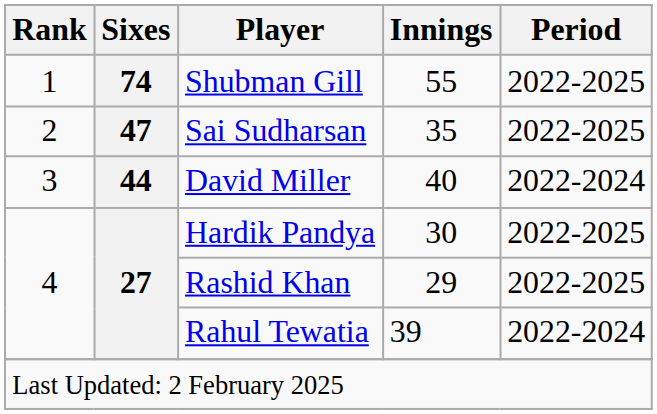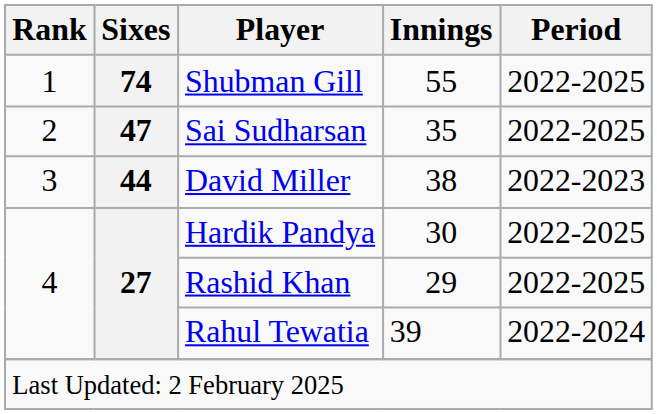(441, 181) 40 -> (441, 181) 38
(576, 181) 2022-2024 -> (576, 181) 2022-2023
